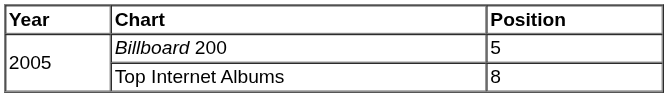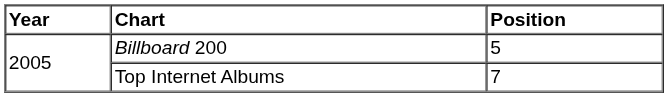(496, 77) 8 -> (496, 77) 7
